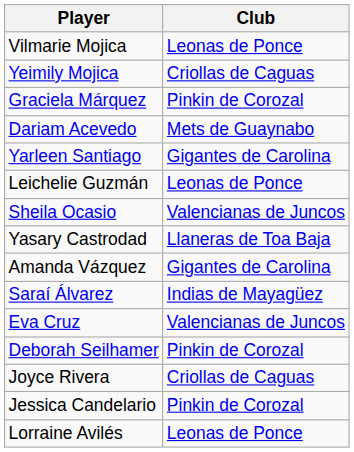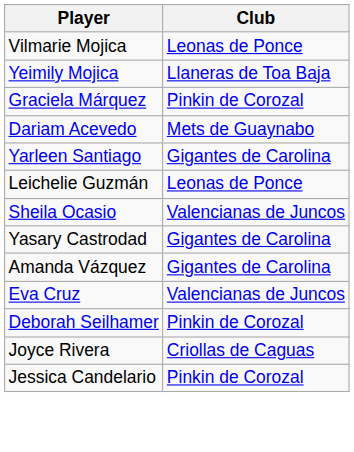(241, 73) Criollas de Caguas -> (249, 73) Llaneras de Toa Baja
(249, 239) Llaneras de Toa Baja -> (249, 239) Gigantes de Carolina
- row: (61, 294)
- row: (66, 433)
